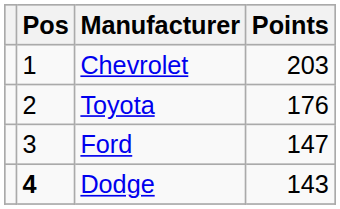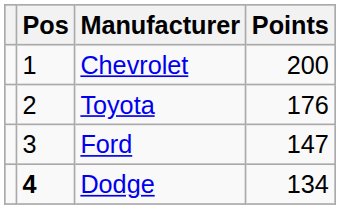(308, 65) 203 -> (308, 65) 200
(308, 185) 143 -> (308, 185) 134
